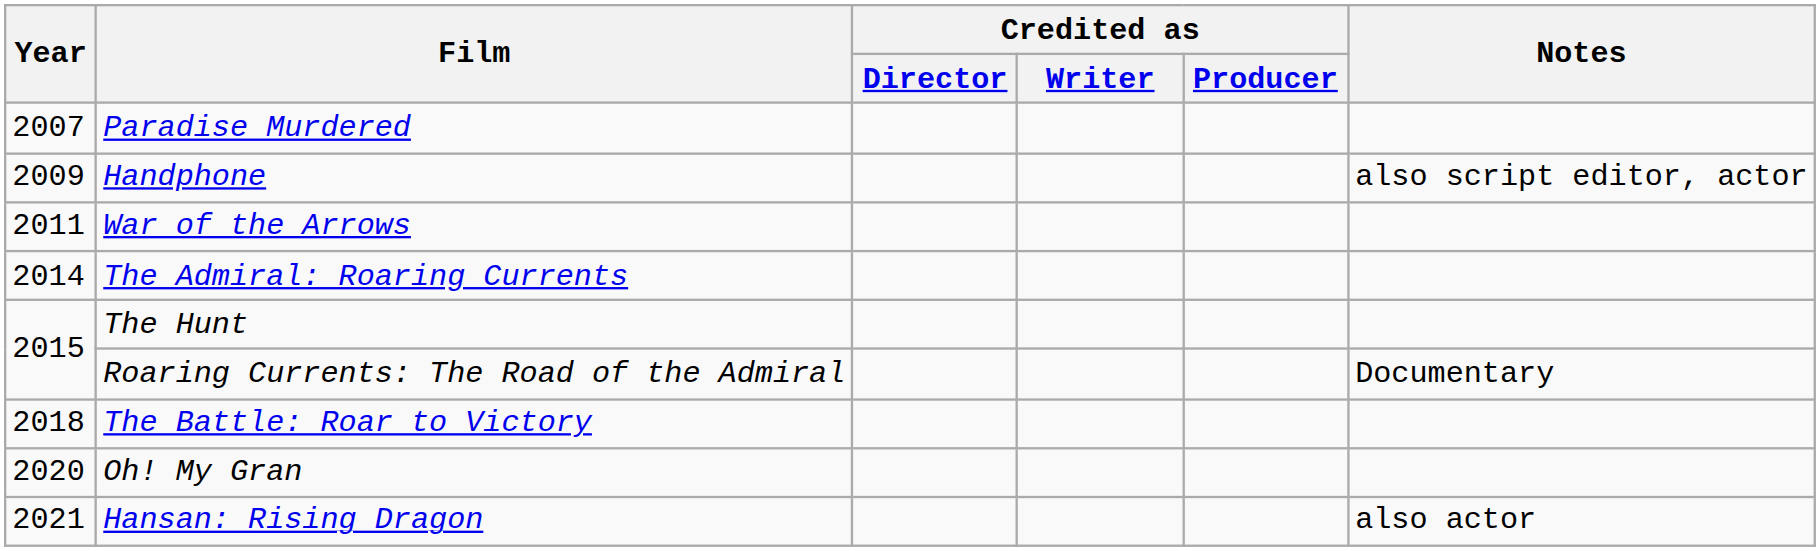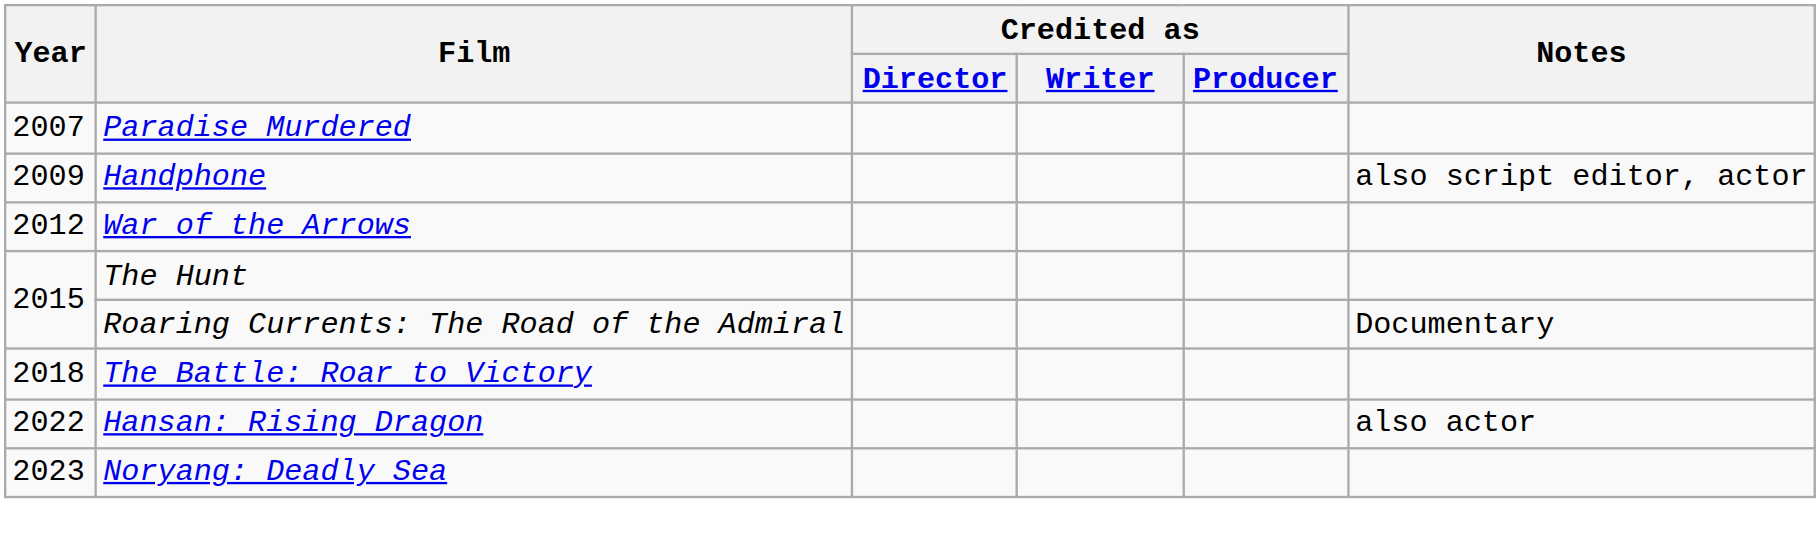(49, 226) 2011 -> (49, 226) 2012
- row: (366, 276)
- row: (203, 472)
(49, 521) 2021 -> (49, 423) 2022
+ row: (275, 472)
